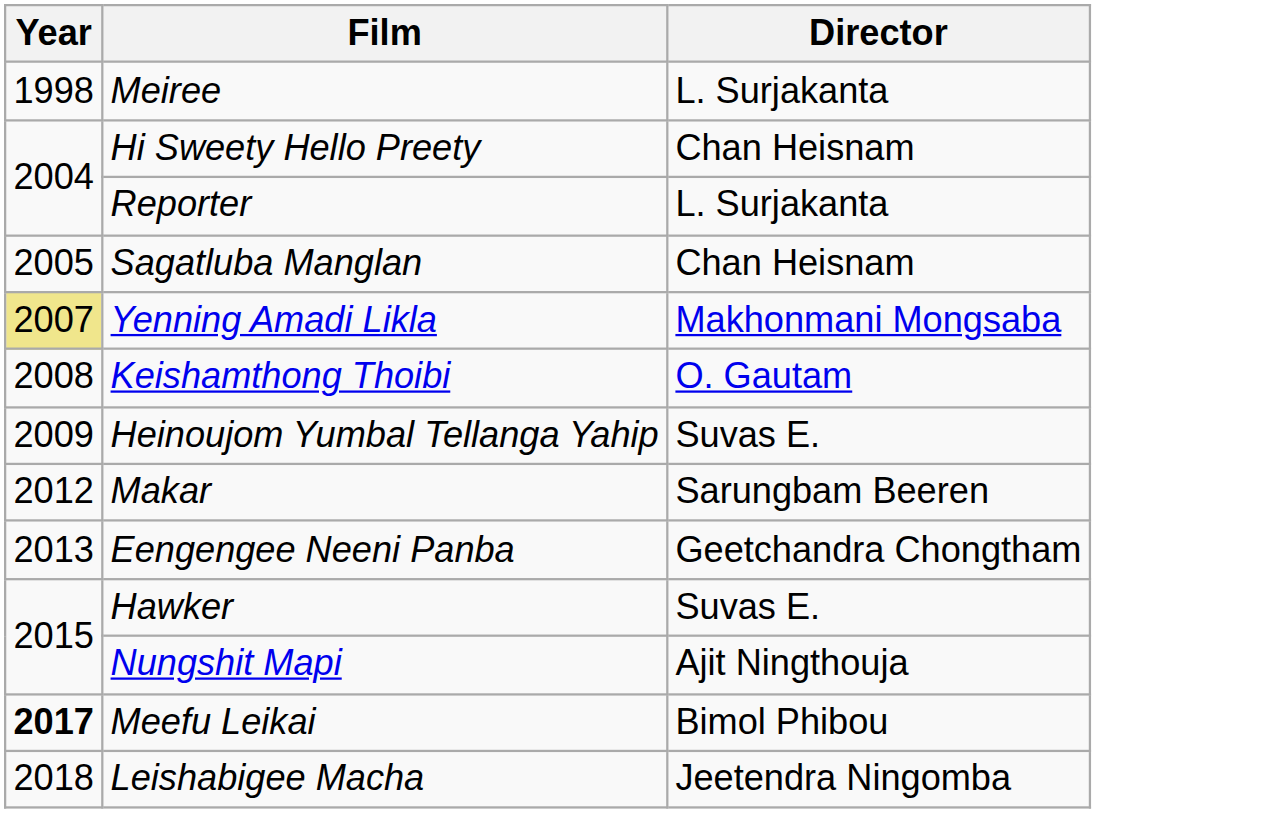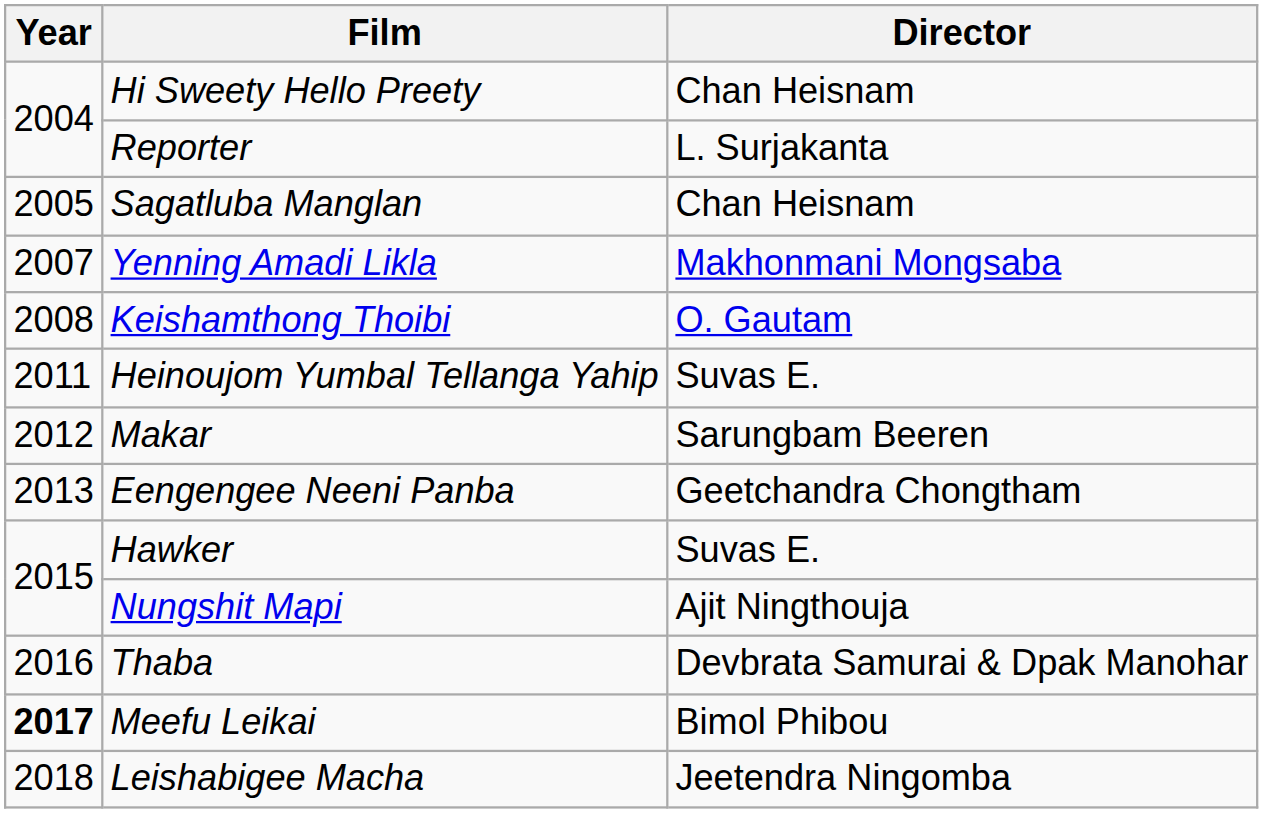- row: (166, 90)
(54, 319) khaki background -> (54, 262) no background
(54, 434) 2009 -> (52, 377) 2011
+ row: (162, 663)
